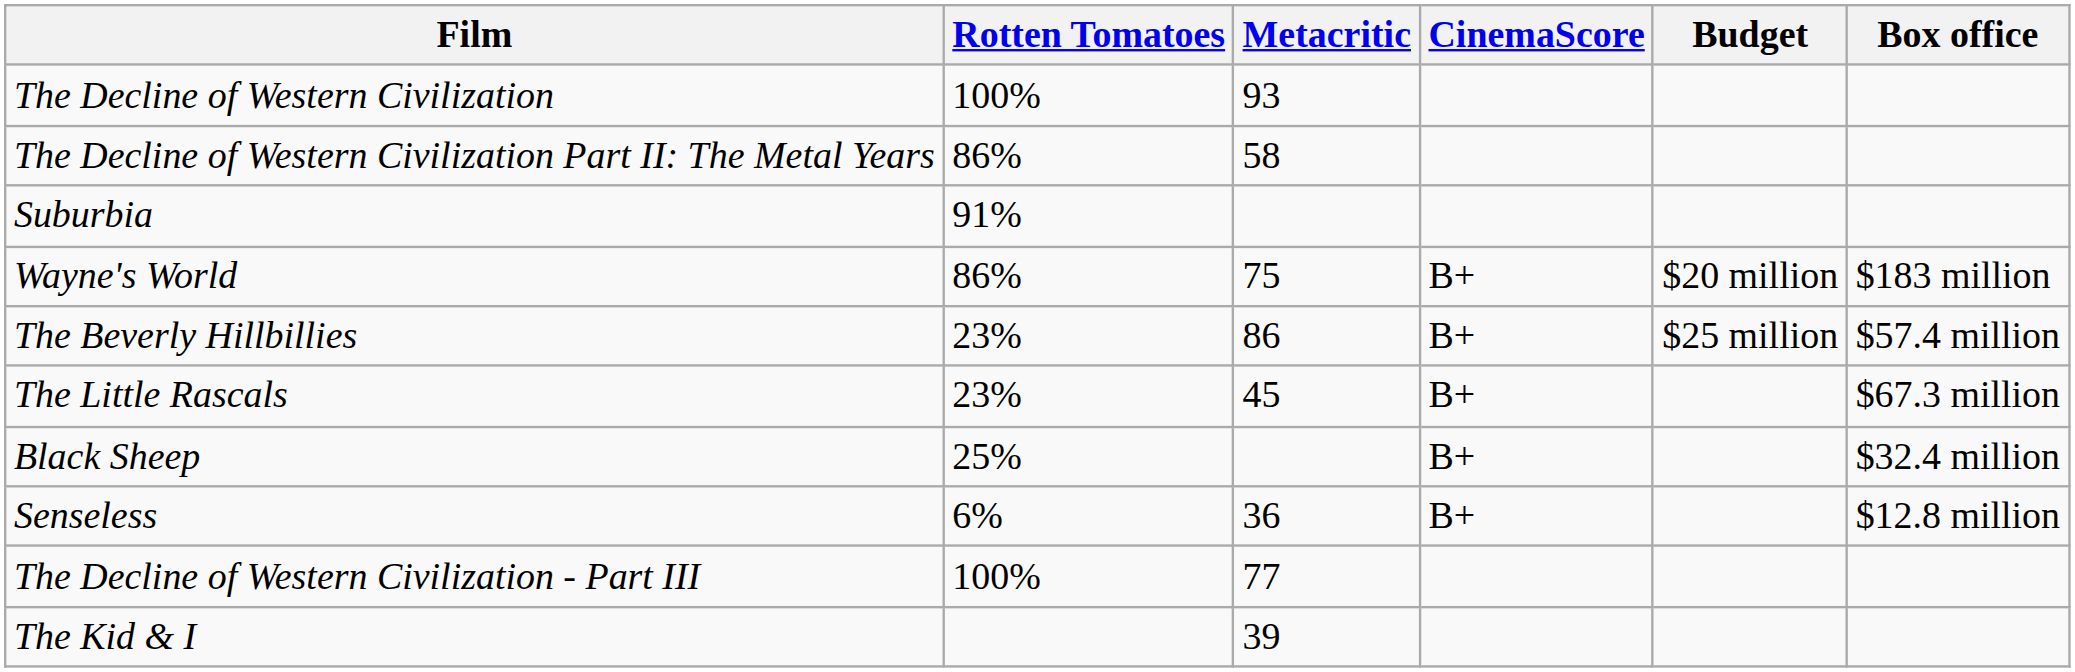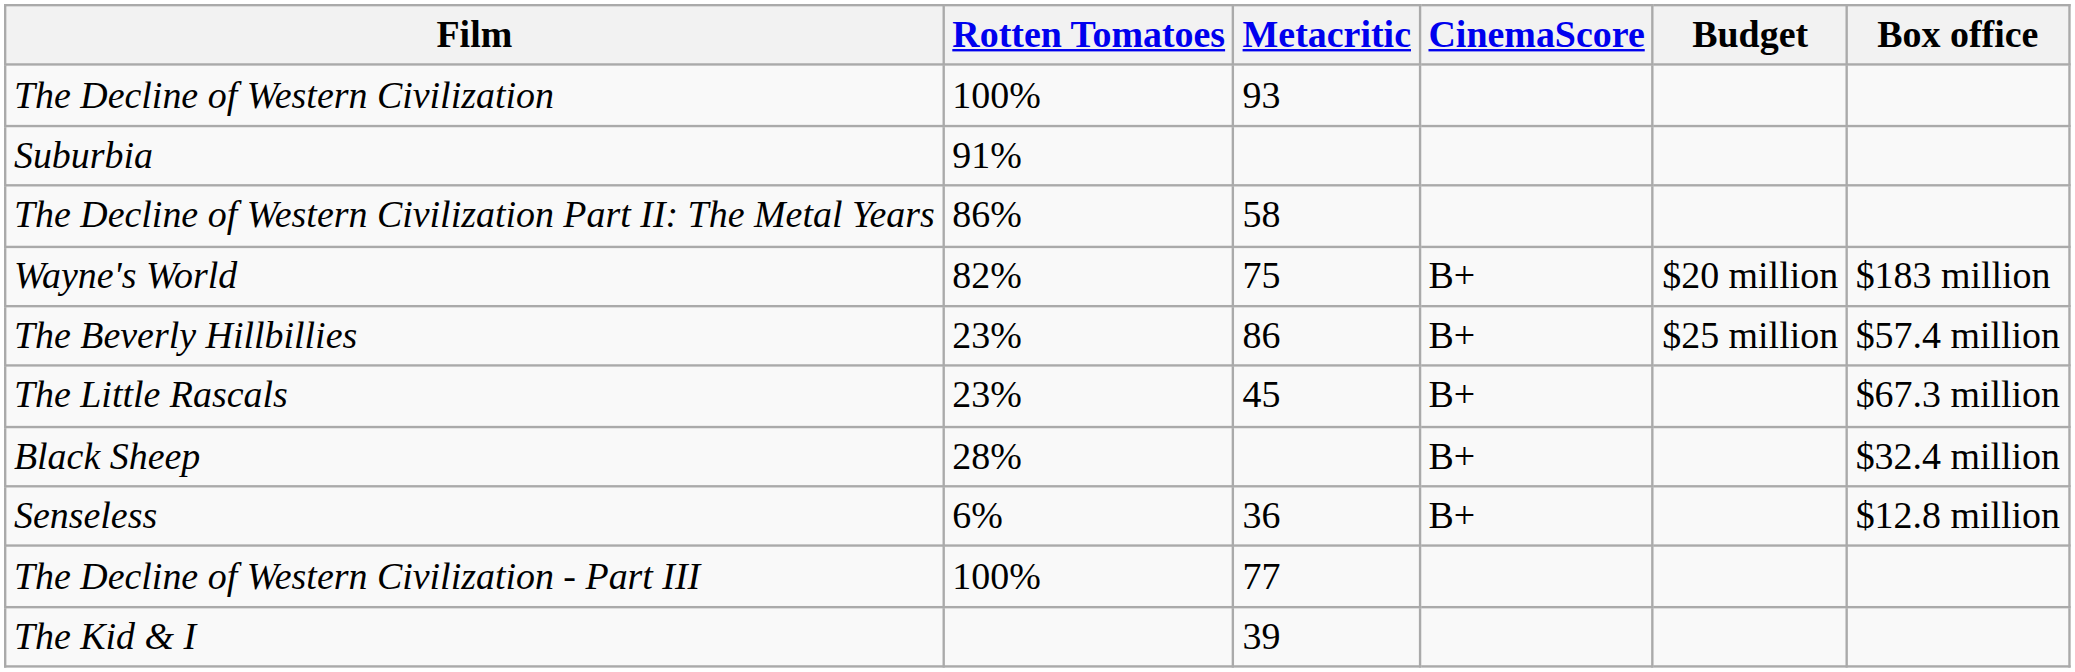rows swapped: (83, 214) <-> (474, 154)
(987, 275) 86% -> (987, 275) 82%
(987, 455) 25% -> (987, 455) 28%
